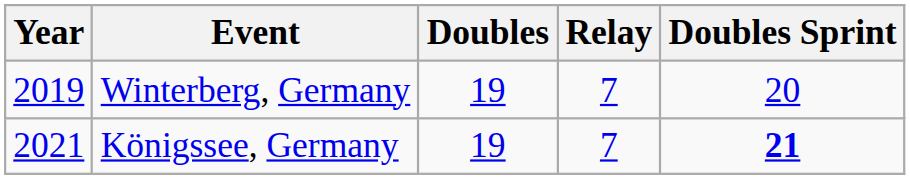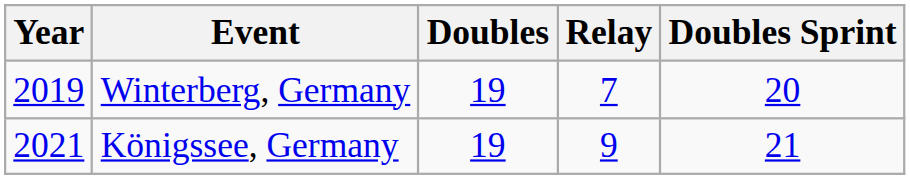(609, 145) 7 -> (609, 145) 9
(783, 145) bold -> (783, 145) normal
